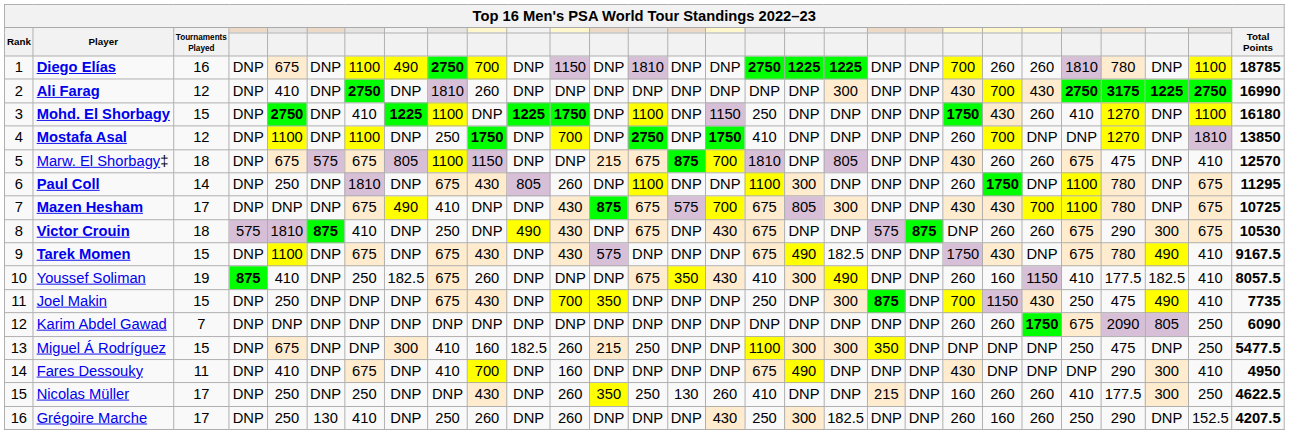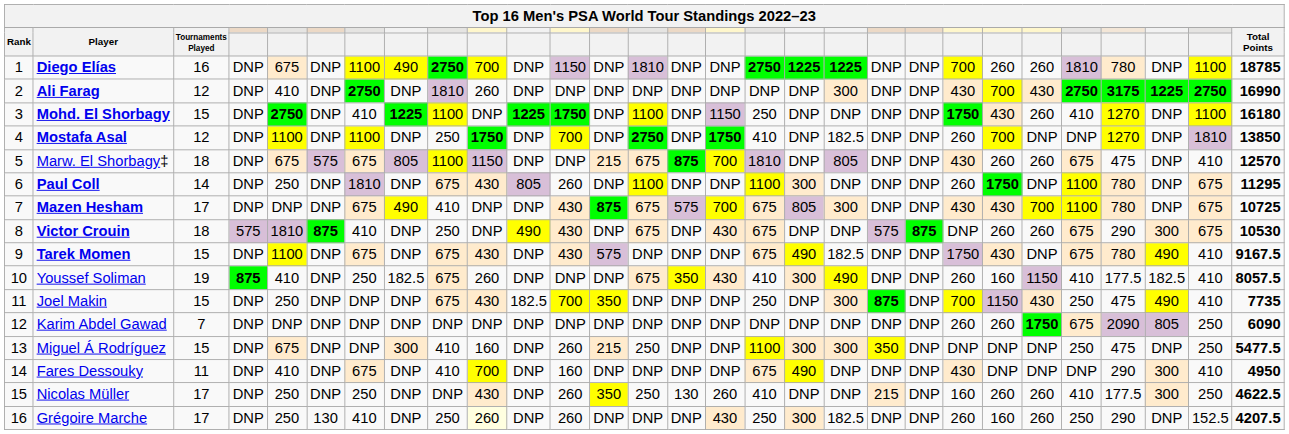(846, 137) DNP -> (846, 137) 182.5
(529, 301) DNP -> (529, 301) 182.5
(529, 347) 182.5 -> (529, 347) DNP
(487, 417) no background -> (487, 417) lightyellow background
